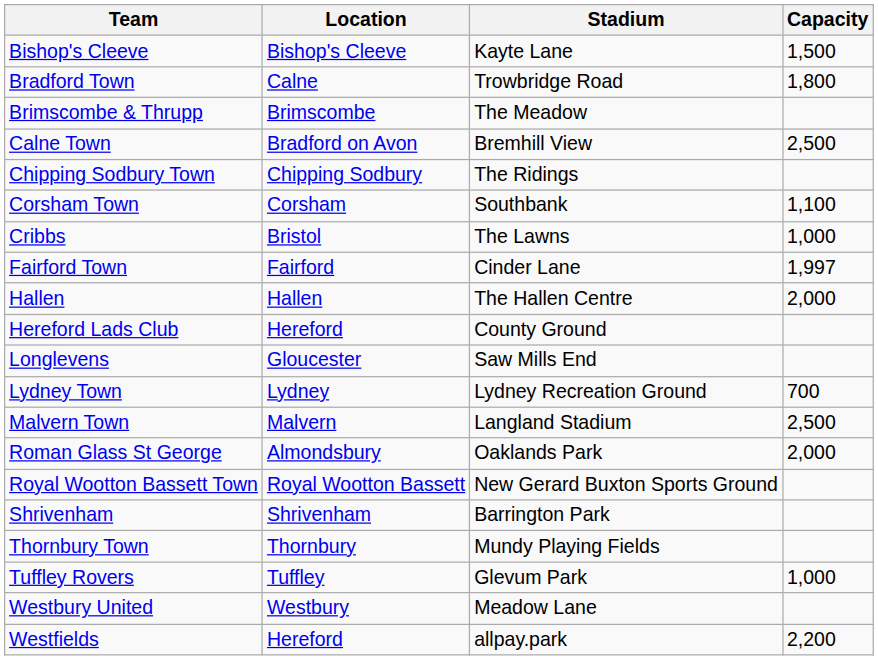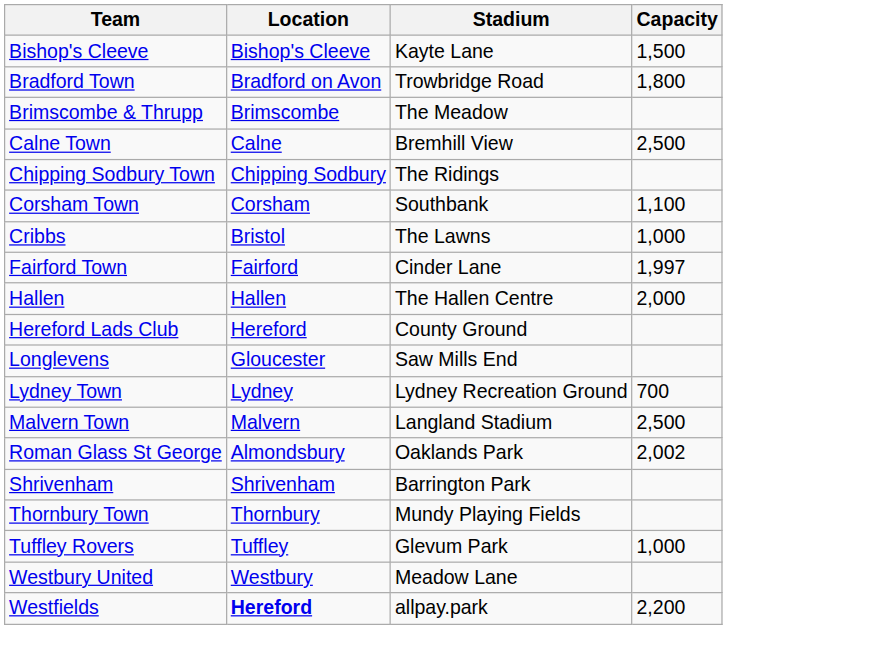(292, 81) Calne -> (306, 81) Bradford on Avon
(342, 143) Bradford on Avon -> (256, 143) Calne
(811, 453) 2,000 -> (661, 453) 2,002
- row: (134, 484)
(305, 639) normal -> (271, 608) bold
